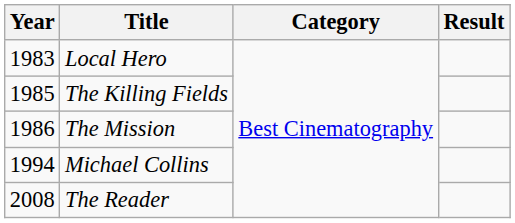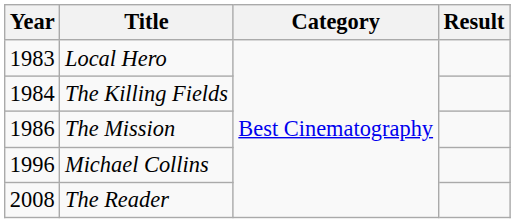(32, 93) 1985 -> (32, 93) 1984
(32, 164) 1994 -> (32, 164) 1996
